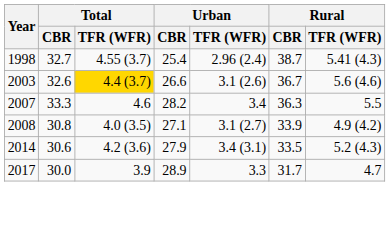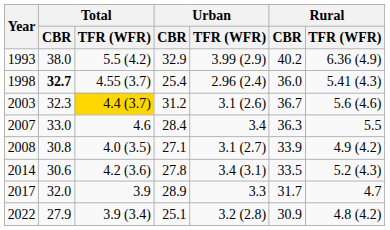+ row: (22, 59)
(59, 59) normal -> (59, 81) bold
(290, 59) 38.7 -> (290, 81) 36.0
(59, 81) 32.6 -> (59, 103) 32.3
(174, 81) 26.6 -> (174, 103) 31.2
(59, 103) 33.3 -> (59, 125) 33.0
(174, 103) 28.2 -> (174, 125) 28.4
(174, 147) 27.9 -> (174, 170) 27.8
(59, 170) 30.0 -> (59, 192) 32.0
+ row: (22, 214)
